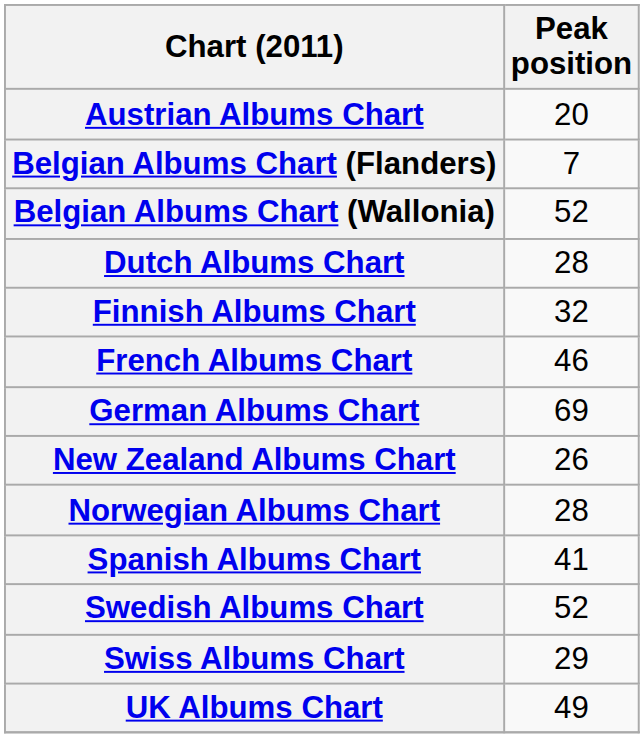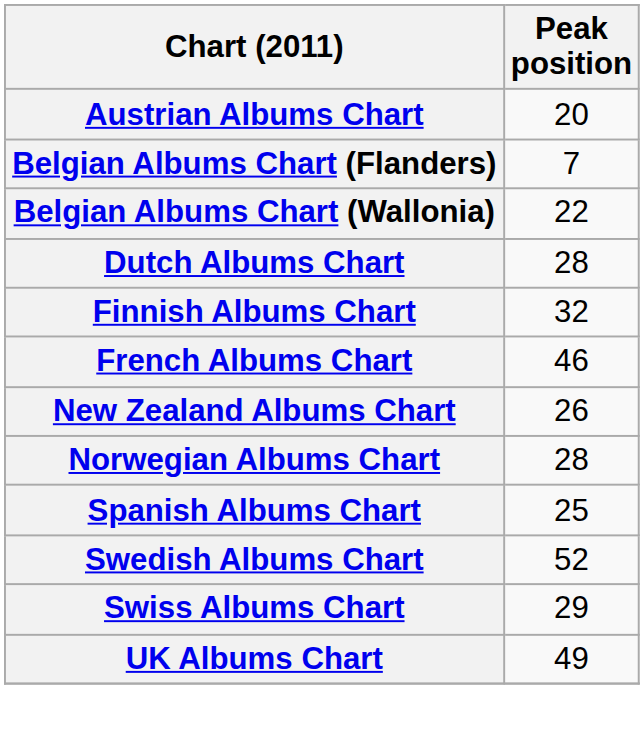(571, 212) 52 -> (571, 212) 22
- row: (254, 410)
(571, 559) 41 -> (571, 509) 25
